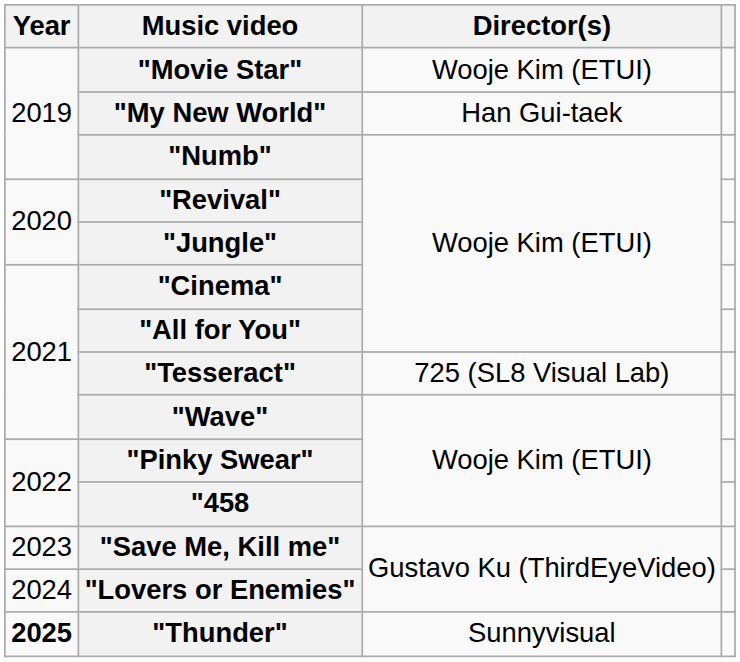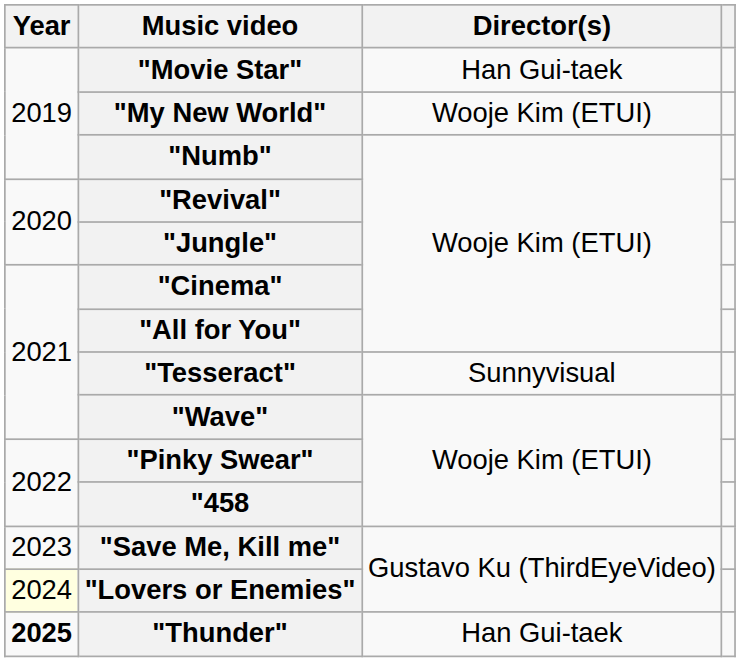(542, 69) Wooje Kim (ETUI) -> (542, 69) Han Gui-taek
(542, 112) Han Gui-taek -> (542, 112) Wooje Kim (ETUI)
(542, 373) 725 (SL8 Visual Lab) -> (542, 373) Sunnyvisual
(42, 590) no background -> (42, 590) lightyellow background
(542, 633) Sunnyvisual -> (542, 633) Han Gui-taek
